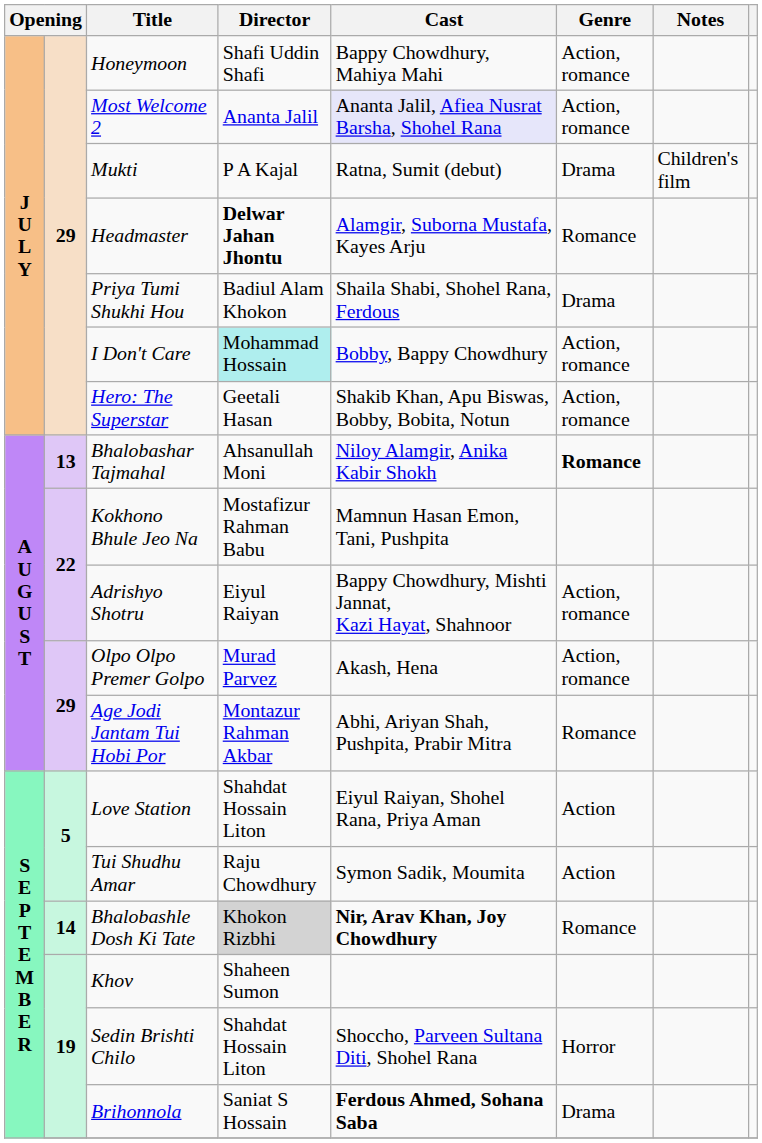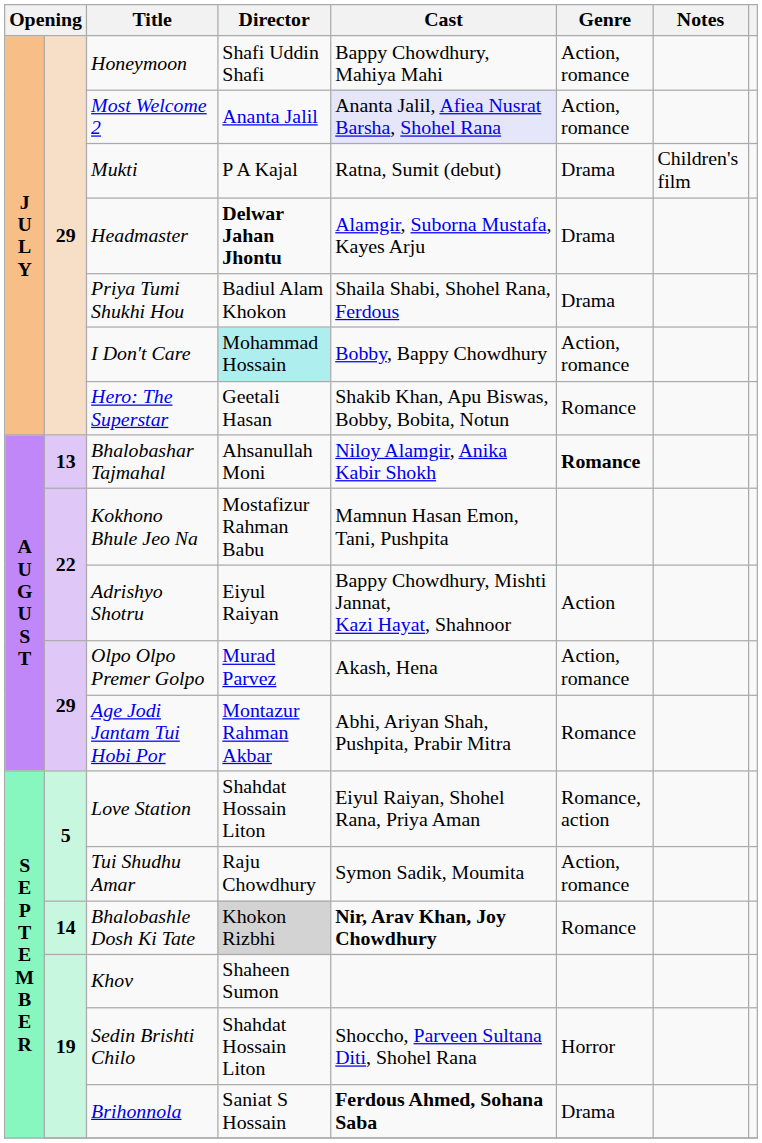(599, 235) Romance -> (588, 235) Drama
(596, 407) Action, romance -> (599, 407) Romance
(596, 602) Action, romance -> (588, 602) Action
(588, 808) Action -> (601, 808) Romance, action
(588, 873) Action -> (595, 873) Action, romance
